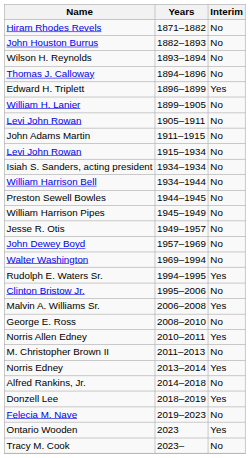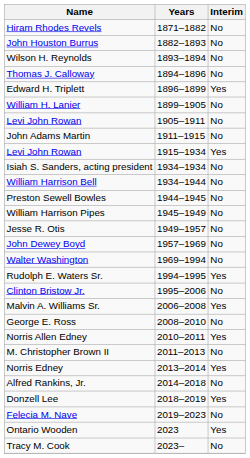(217, 151) No -> (218, 151) Yes
